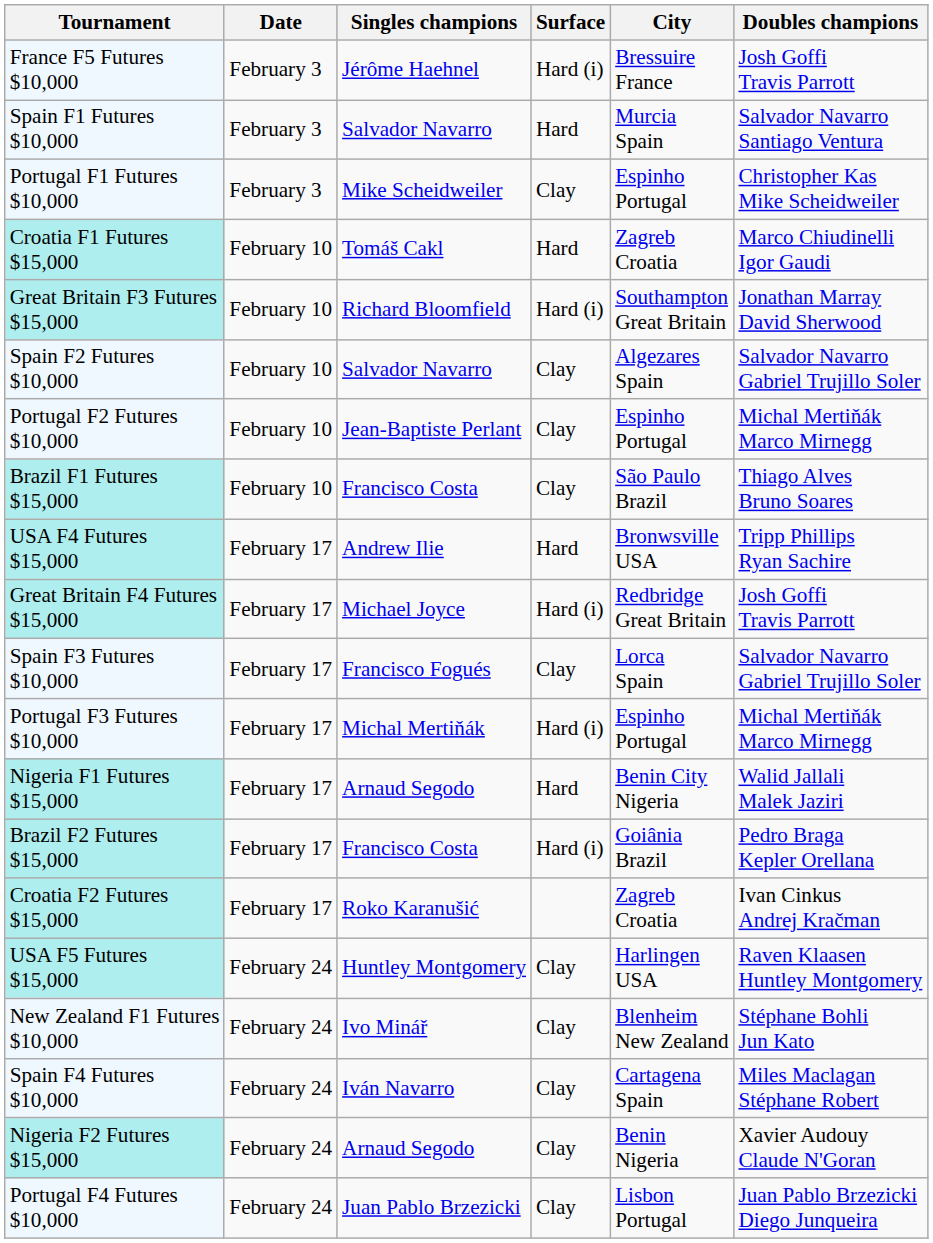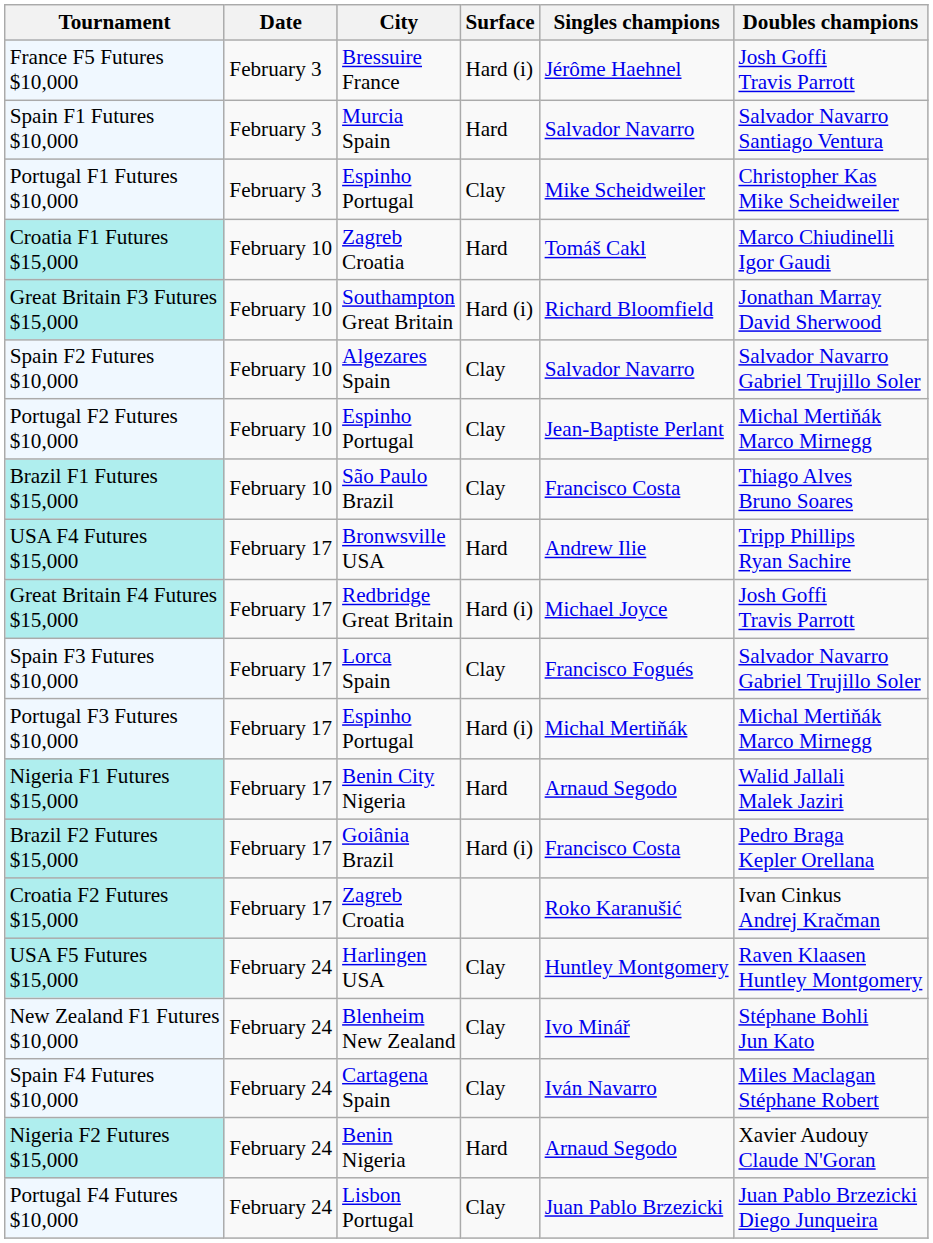columns swapped: (672, 22) <-> (434, 22)
(556, 1147) Clay -> (487, 1147) Hard
